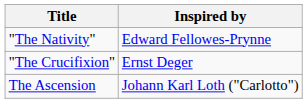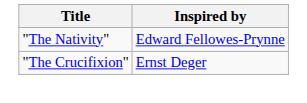- row: (52, 86)
